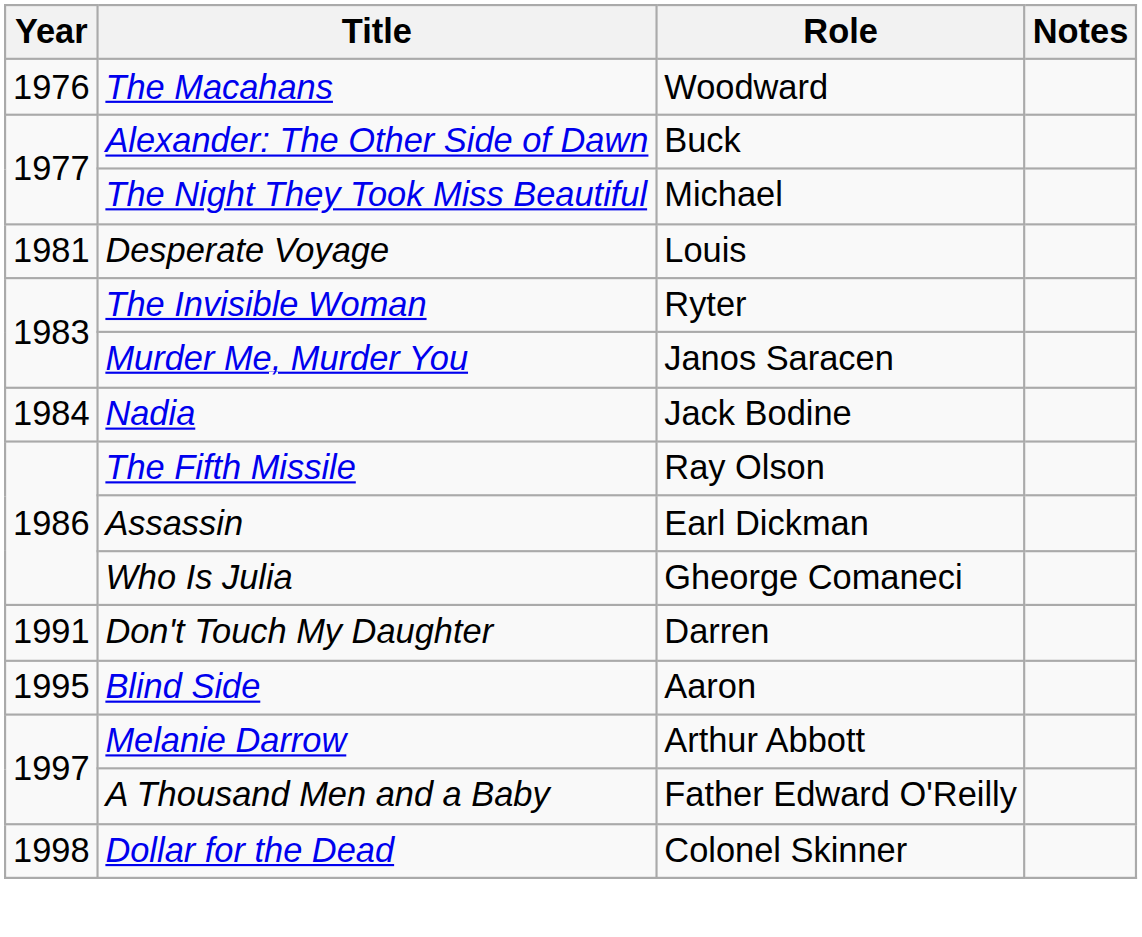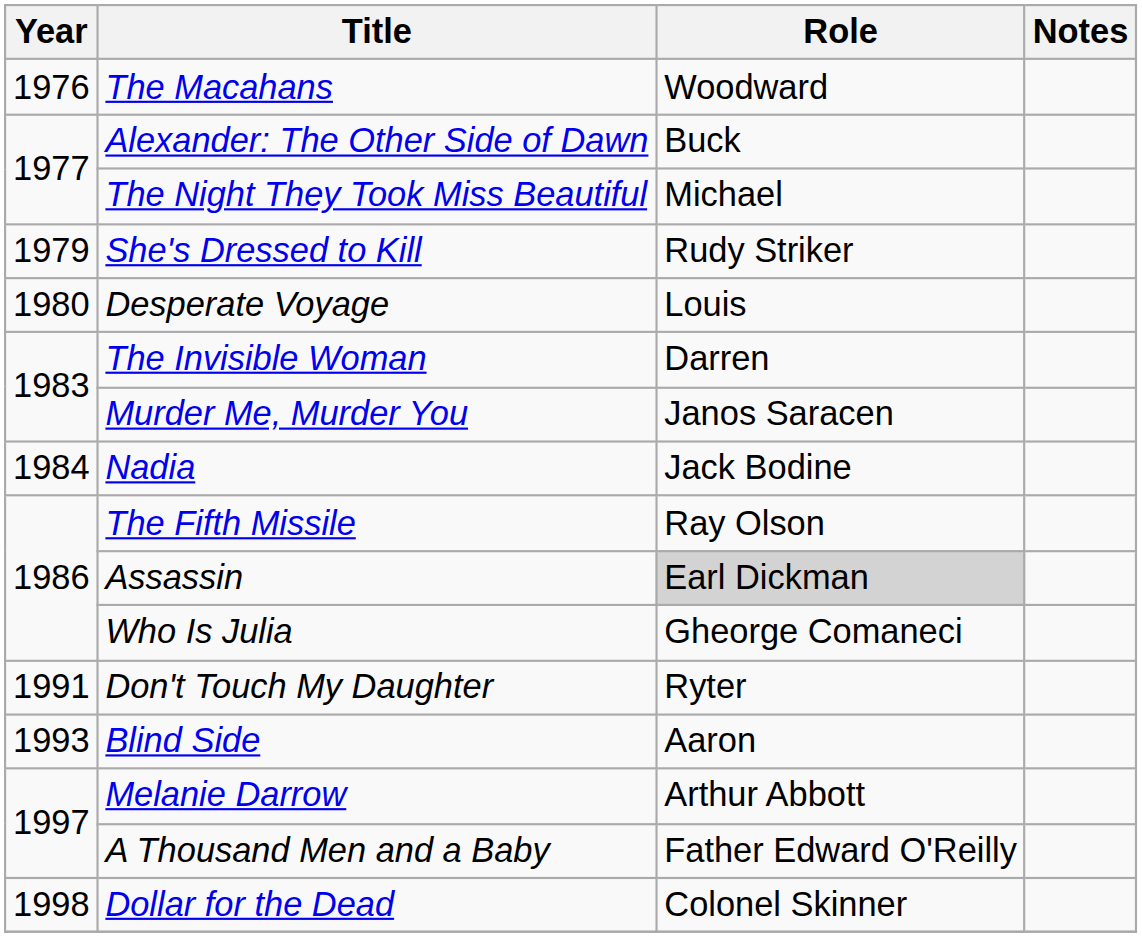+ row: (264, 250)
(51, 250) 1981 -> (51, 304) 1980
(705, 304) Ryter -> (717, 359) Darren
(767, 522) no background -> (767, 577) lightgrey background
(717, 631) Darren -> (705, 686) Ryter
(51, 686) 1995 -> (51, 741) 1993
